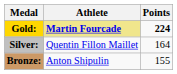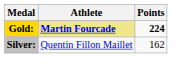(162, 45) 164 -> (157, 45) 162
- row: (24, 61)
